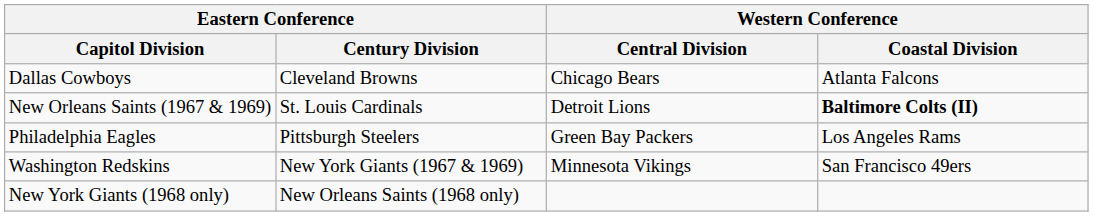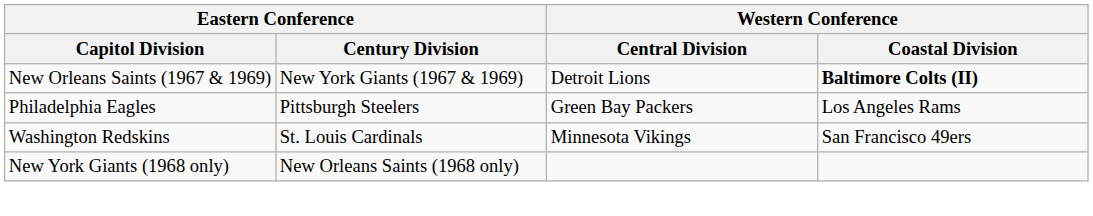- row: (70, 78)
(351, 107) St. Louis Cardinals -> (401, 78) New York Giants (1967 & 1969)
(401, 166) New York Giants (1967 & 1969) -> (351, 136) St. Louis Cardinals
